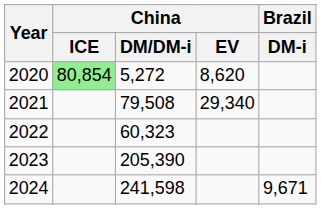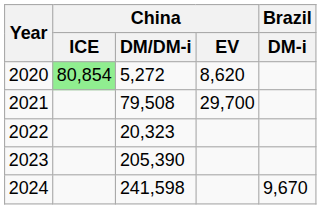(227, 103) 29,340 -> (227, 103) 29,700
(147, 132) 60,323 -> (147, 132) 20,323
(285, 189) 9,671 -> (285, 189) 9,670
